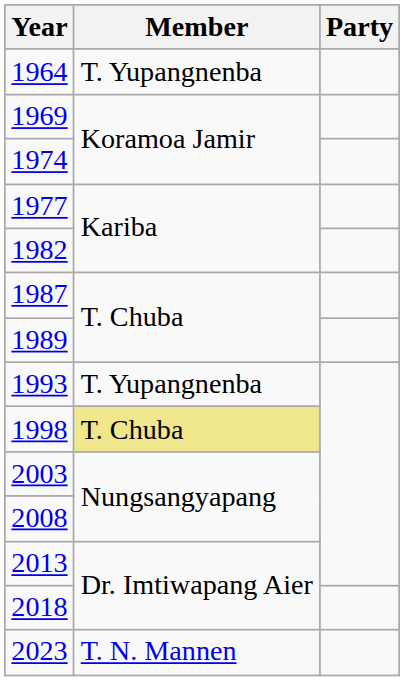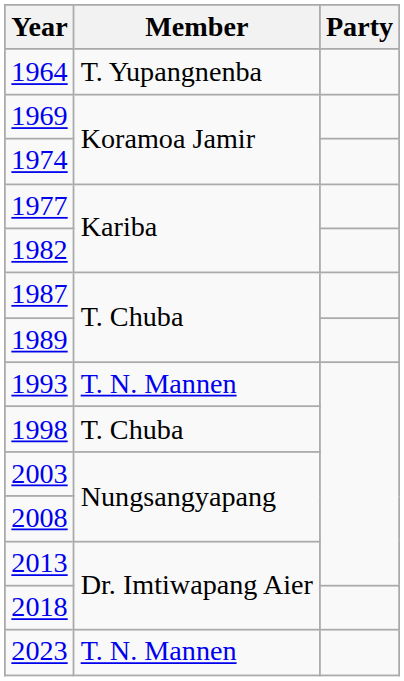(171, 384) T. Yupangnenba -> (159, 384) T. N. Mannen
(132, 428) khaki background -> (132, 428) no background
